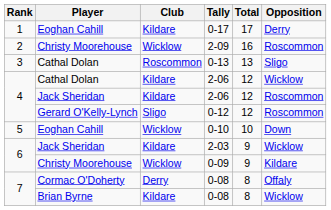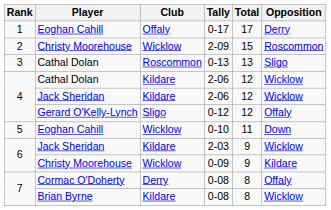(159, 29) Kildare -> (156, 29) Offaly
(247, 46) 16 -> (247, 46) 15
(294, 96) Roscommon -> (284, 96) Wicklow
(294, 113) Roscommon -> (278, 113) Offaly
(247, 130) 10 -> (247, 130) 11
